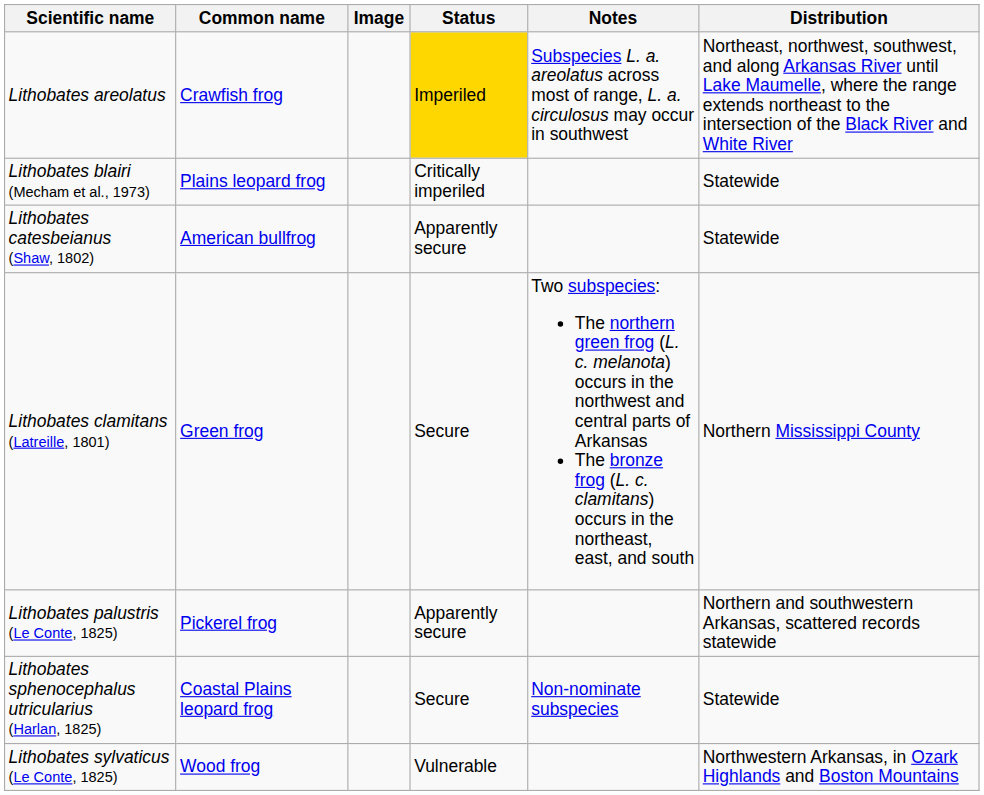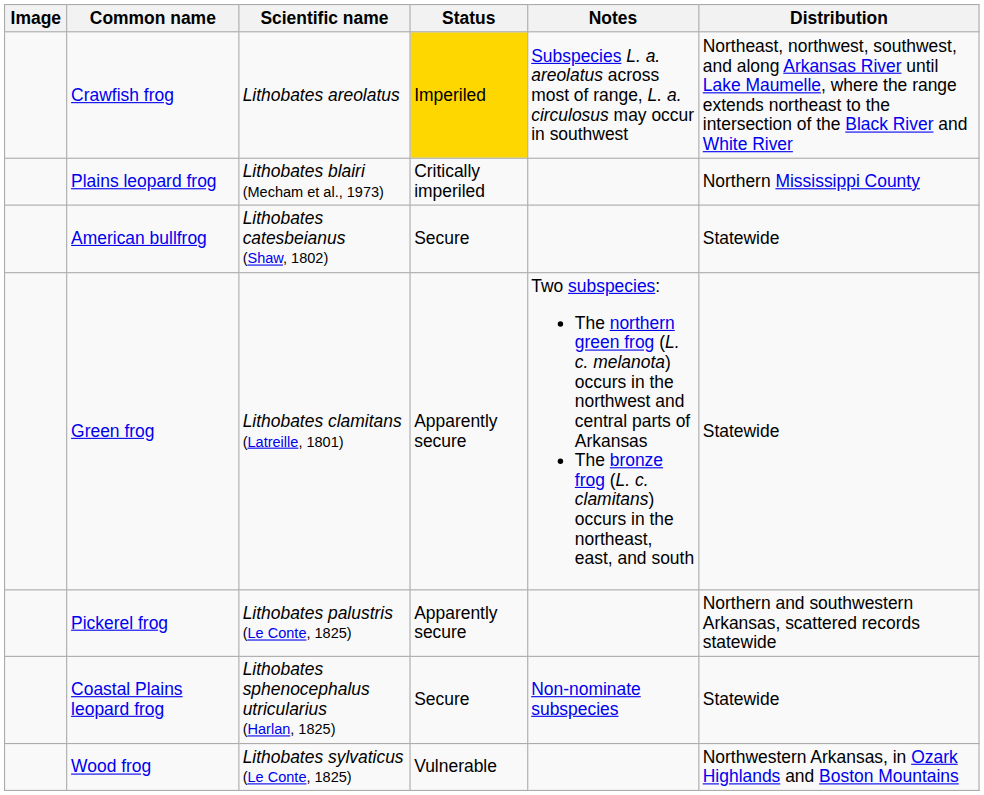columns swapped: (379, 18) <-> (90, 18)
(741, 181) Statewide -> (811, 181) Northern Mississippi County
(456, 238) Apparently secure -> (442, 238) Secure
(442, 430) Secure -> (456, 430) Apparently secure
(811, 430) Northern Mississippi County -> (741, 430) Statewide
